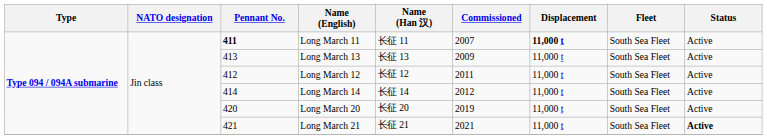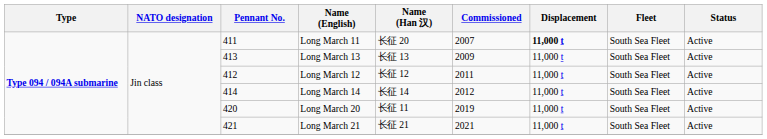(230, 40) bold -> (230, 40) normal
(393, 40) 长征 11 -> (393, 40) 长征 20
(393, 108) 长征 20 -> (393, 108) 长征 11
(700, 125) bold -> (700, 125) normal
